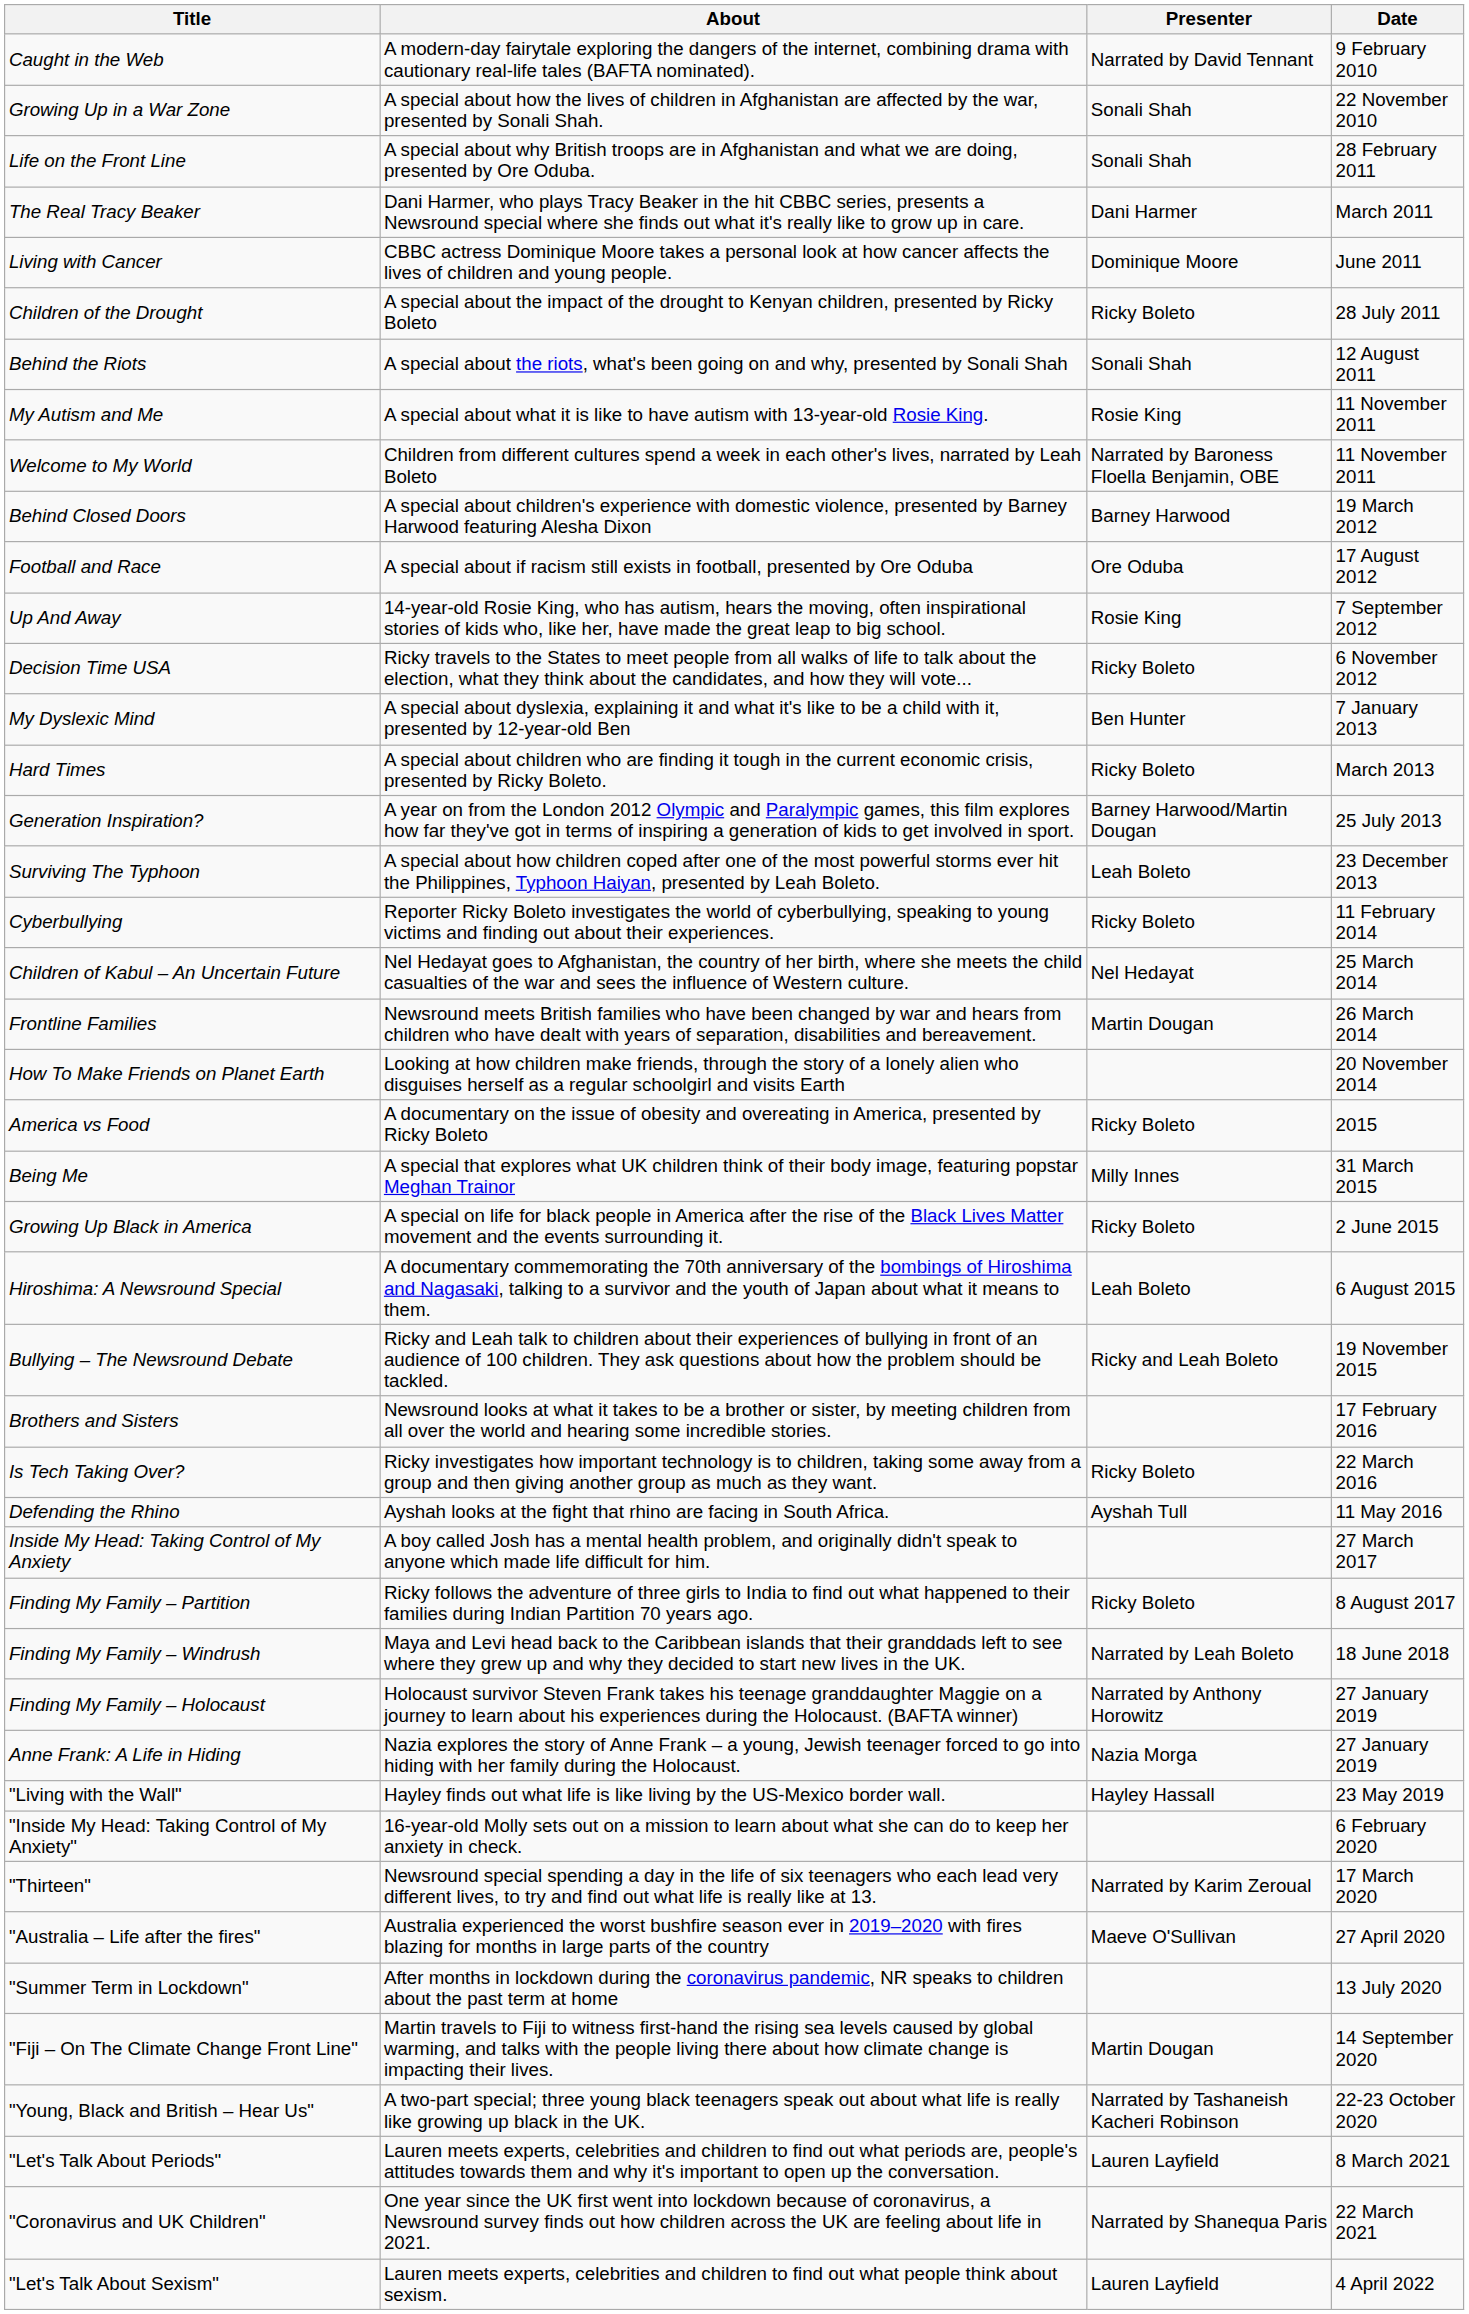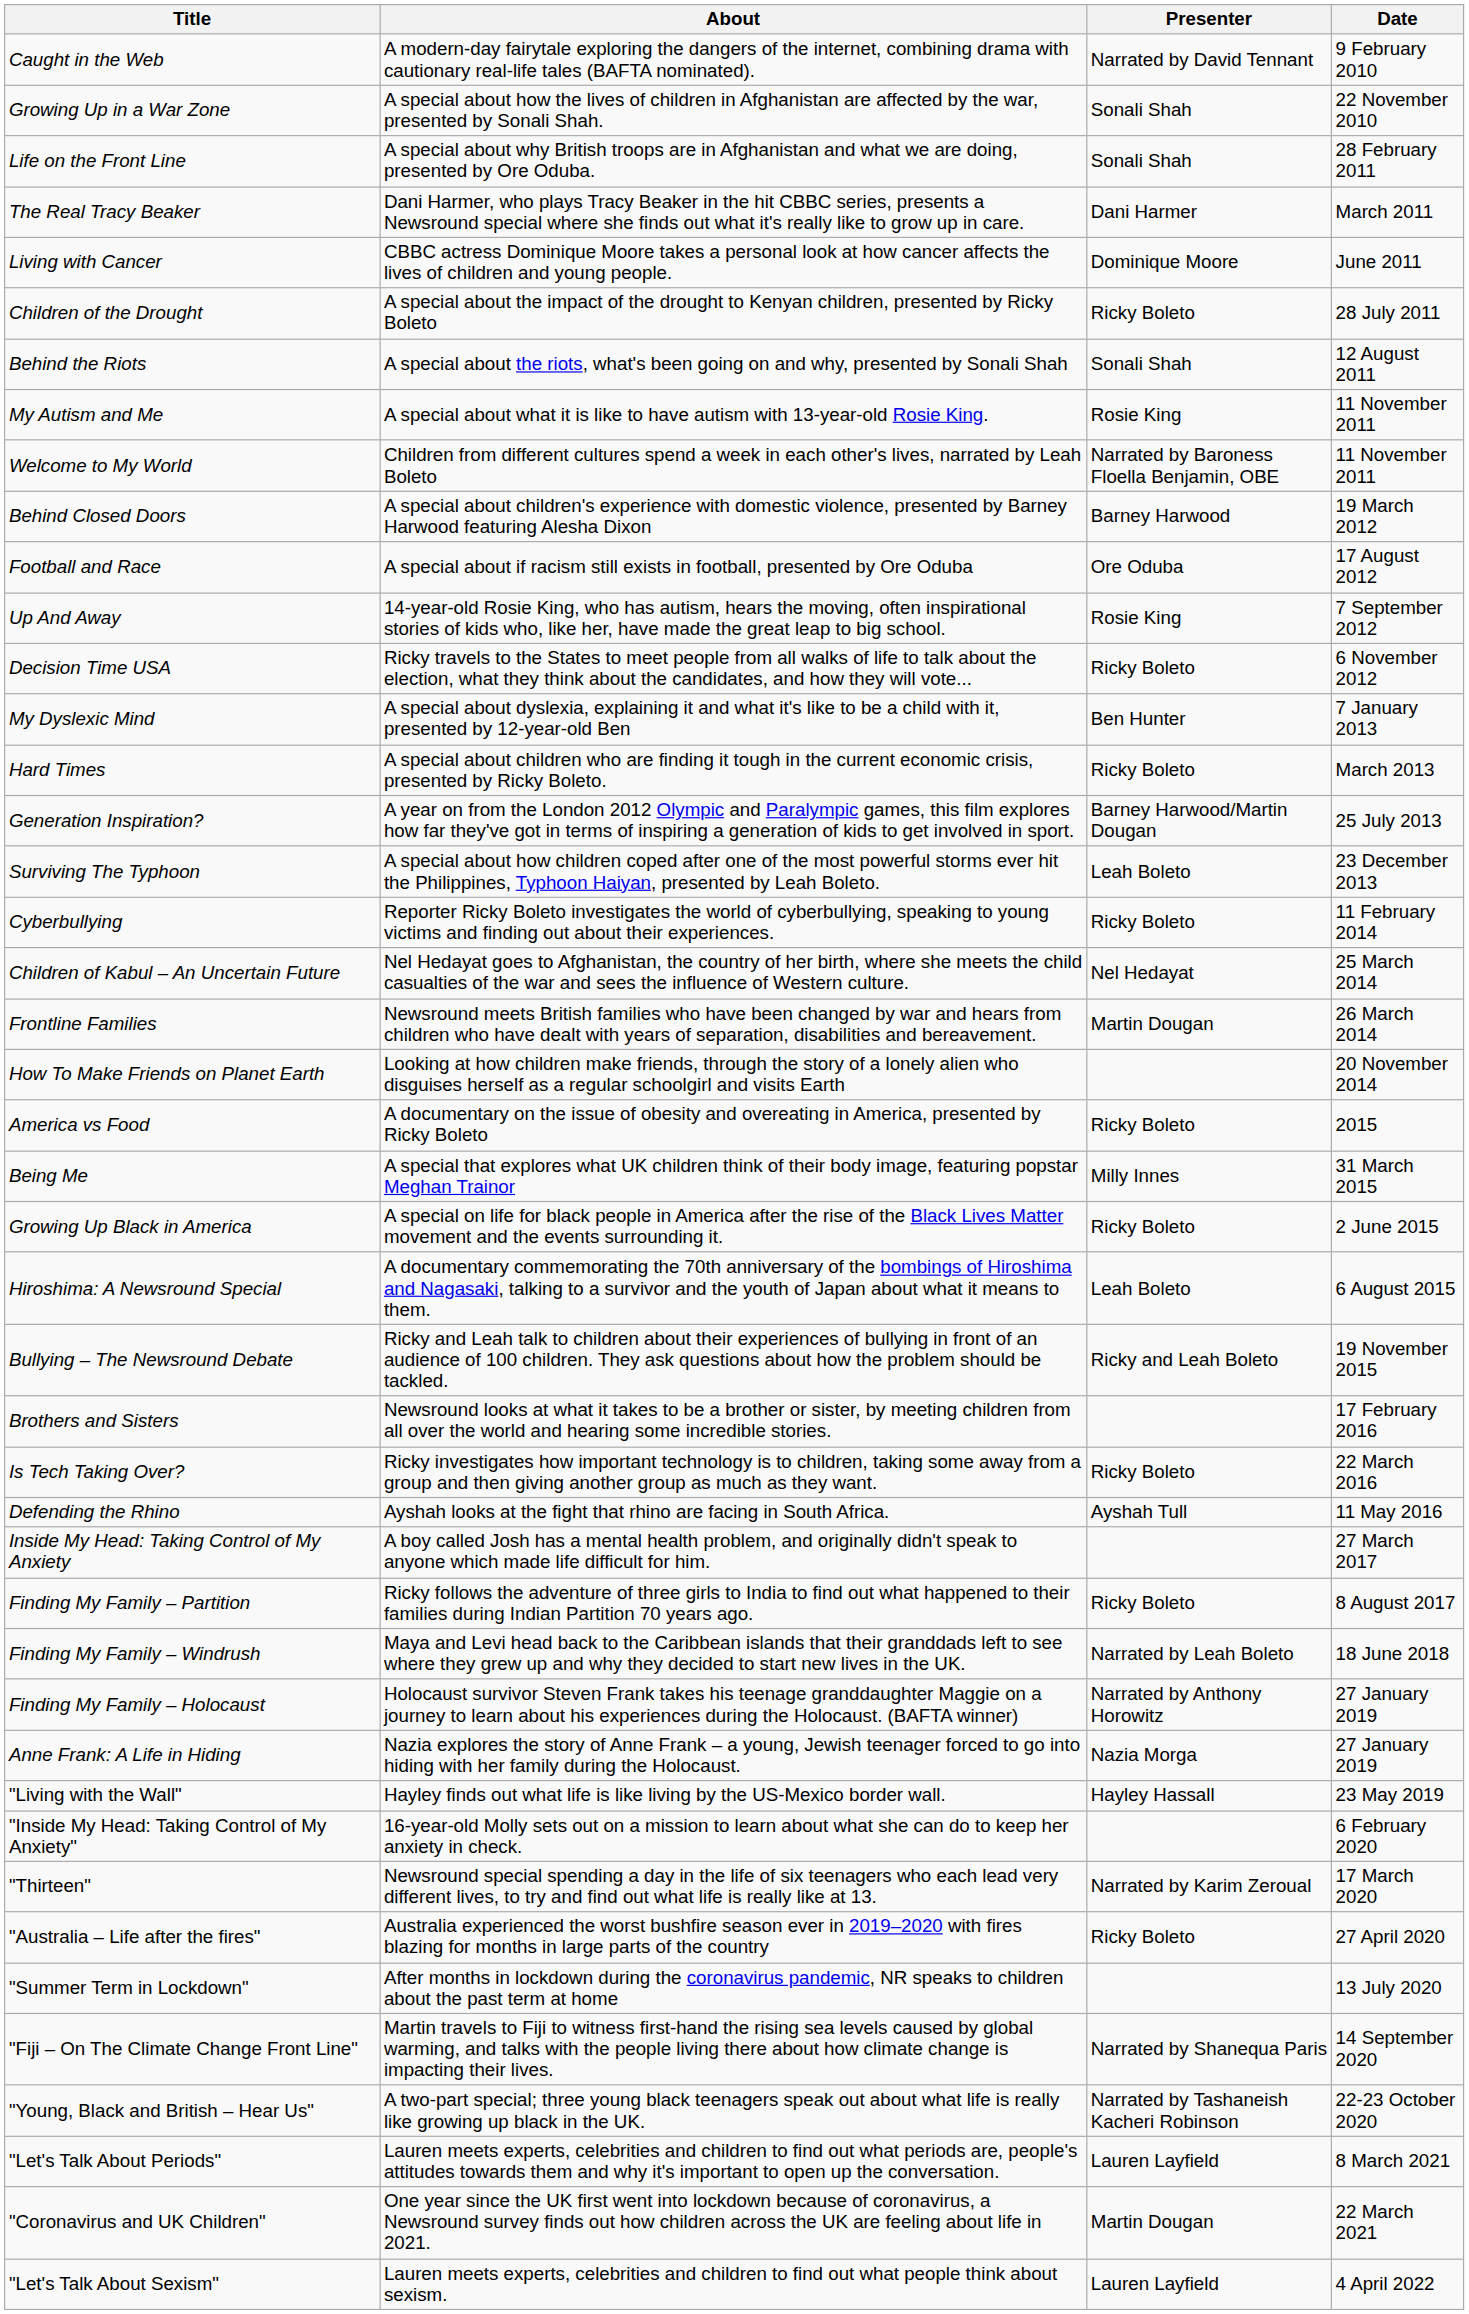(1163, 1937) Maeve O'Sullivan -> (1143, 1937) Ricky Boleto
(1152, 2049) Martin Dougan -> (1209, 2049) Narrated by Shanequa Paris
(1209, 2222) Narrated by Shanequa Paris -> (1152, 2222) Martin Dougan
